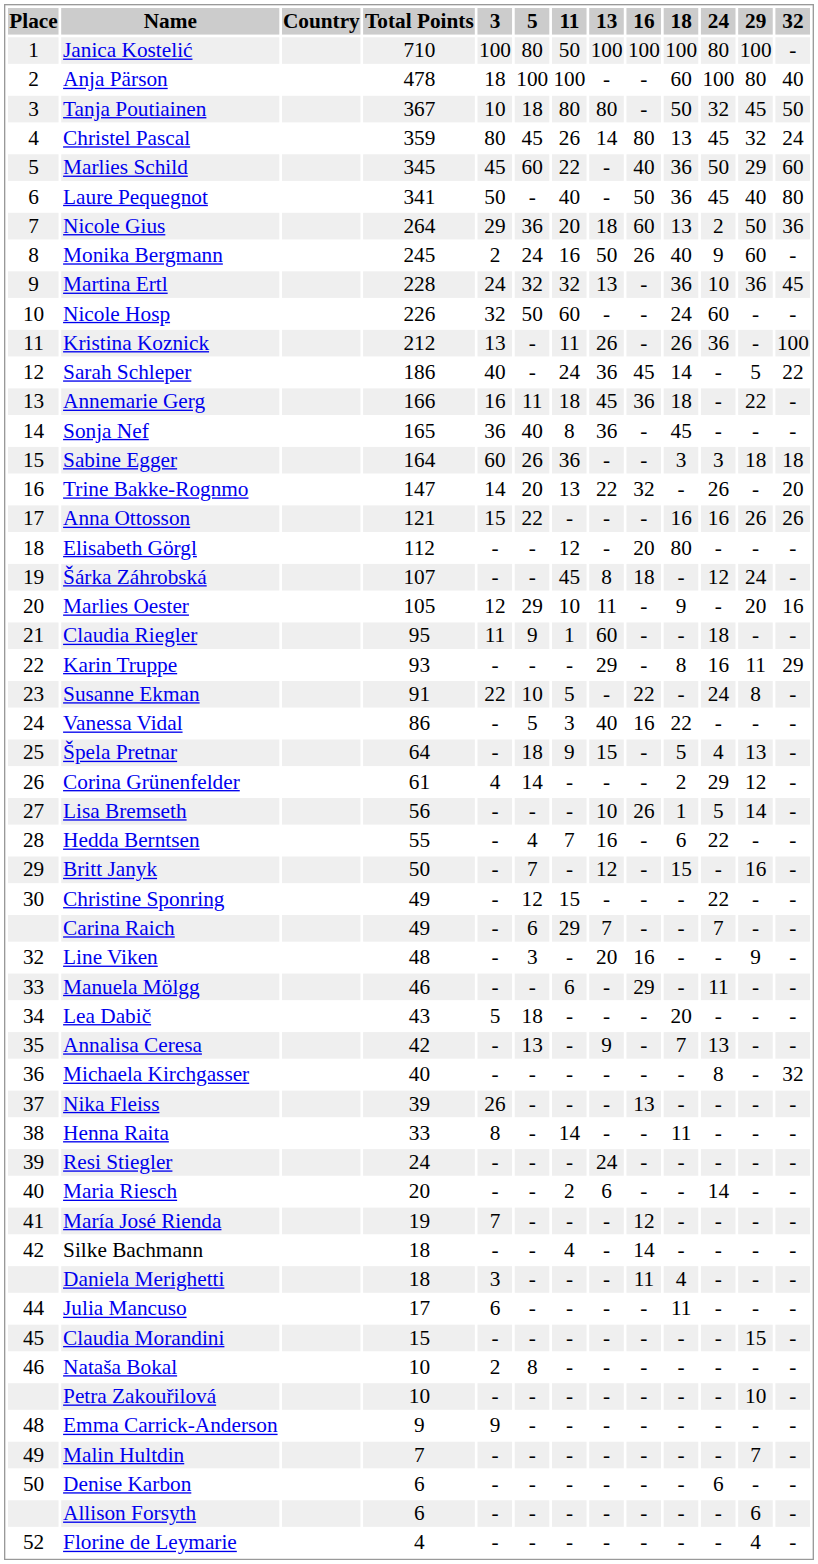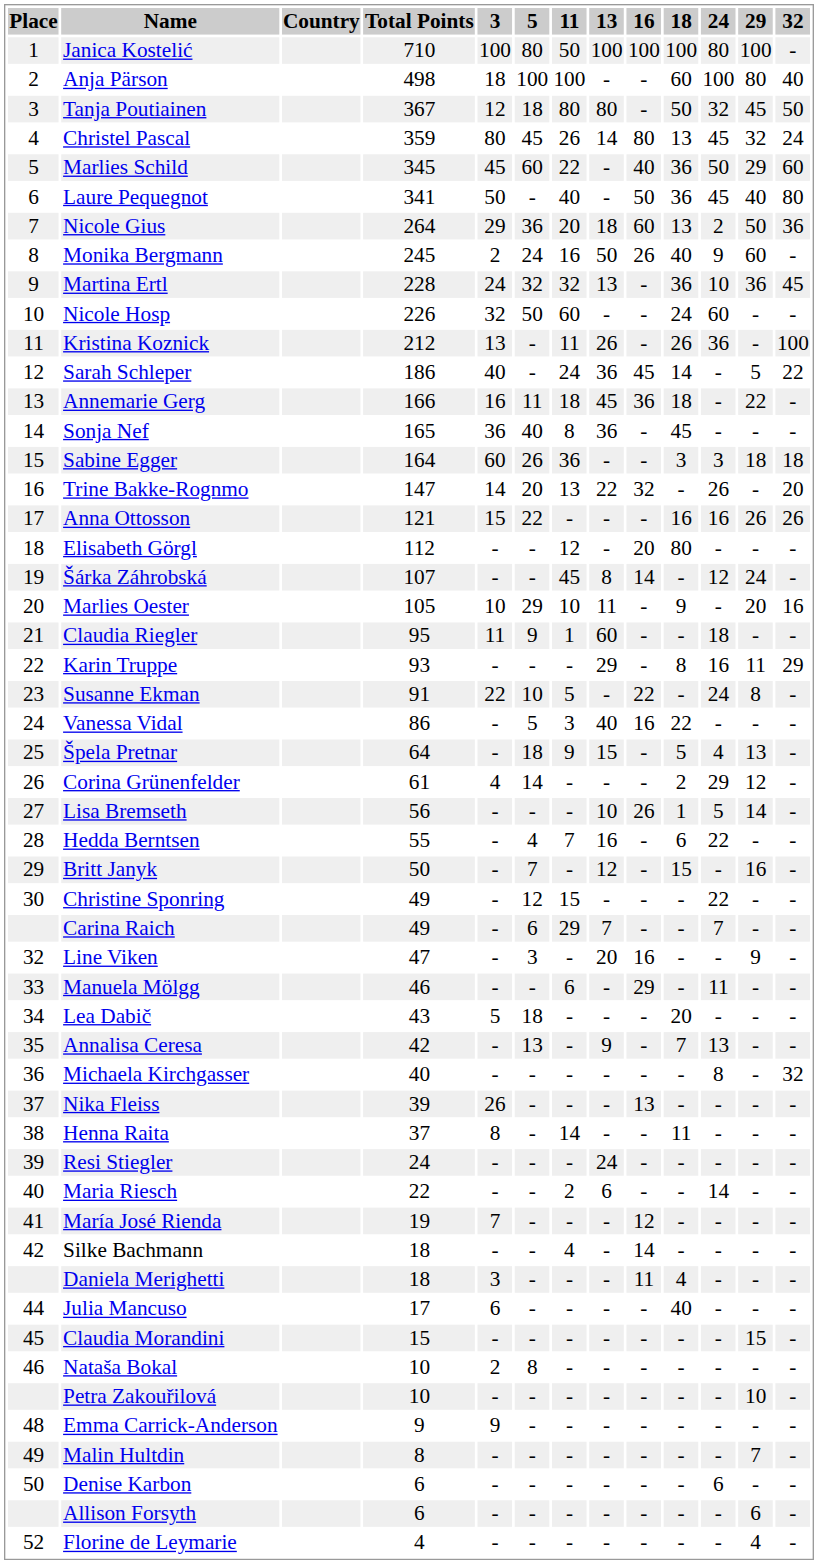(419, 79) 478 -> (419, 79) 498
(495, 108) 10 -> (495, 108) 12
(644, 577) 18 -> (644, 577) 14
(495, 606) 12 -> (495, 606) 10
(419, 957) 48 -> (419, 957) 47
(419, 1133) 33 -> (419, 1133) 37
(419, 1191) 20 -> (419, 1191) 22
(681, 1308) 11 -> (681, 1308) 40
(419, 1454) 7 -> (419, 1454) 8
